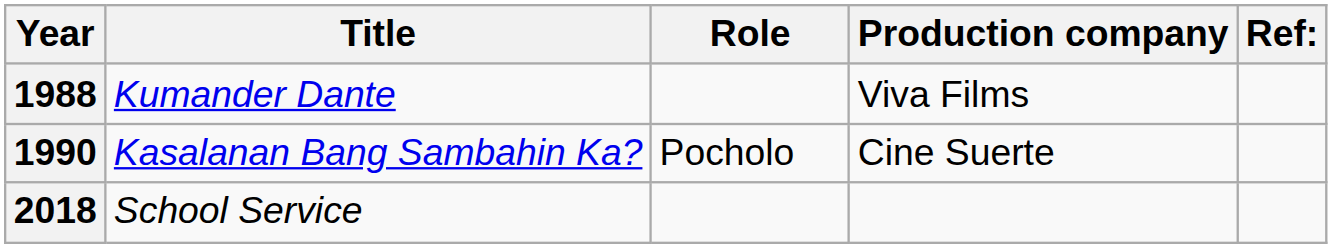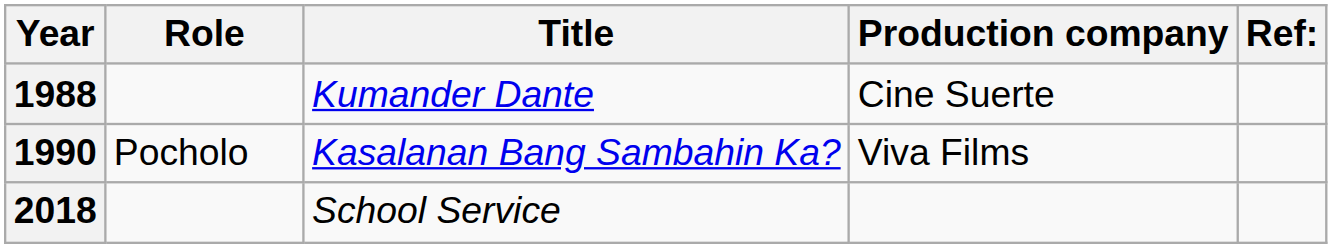columns swapped: (378, 34) <-> (750, 34)
(943, 93) Viva Films -> (956, 93) Cine Suerte
(956, 152) Cine Suerte -> (943, 152) Viva Films
